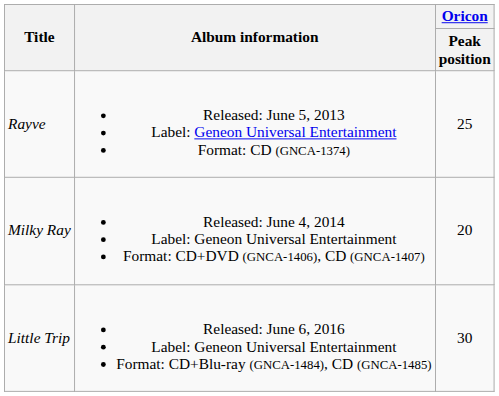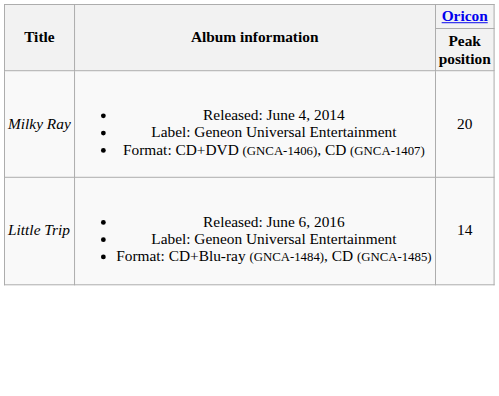- row: (27, 123)
(465, 337) 30 -> (465, 230) 14
